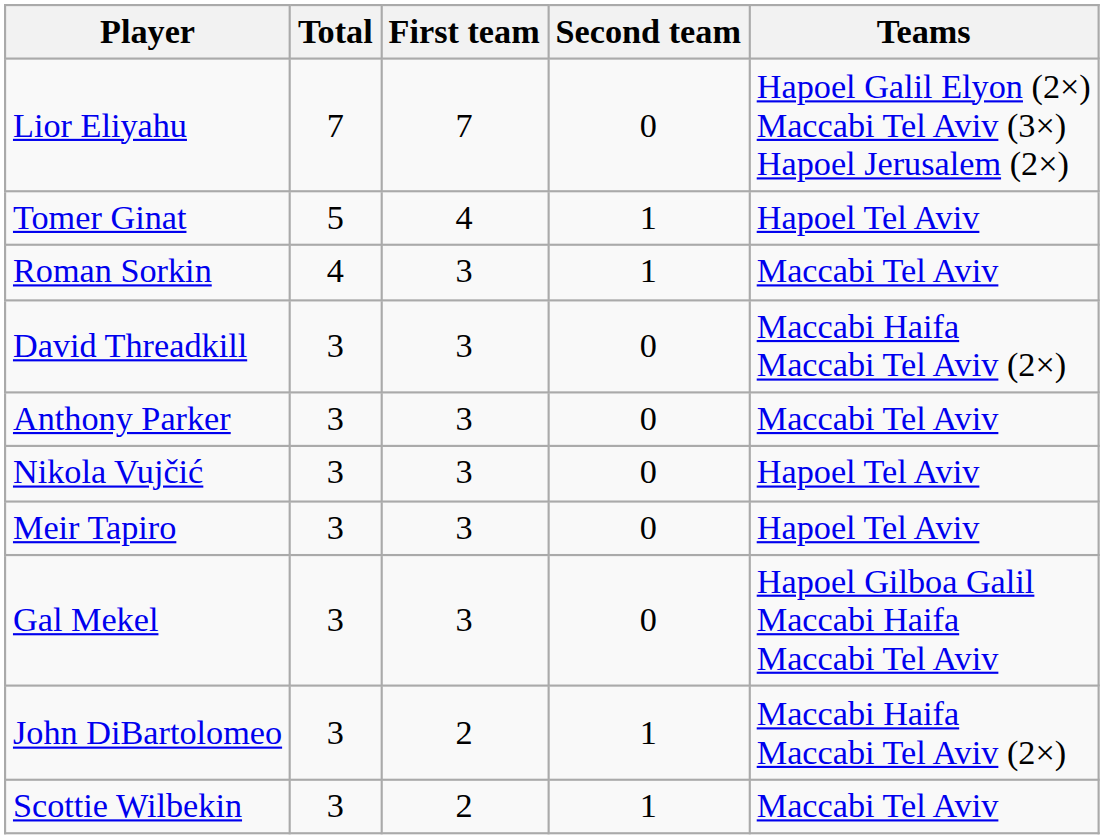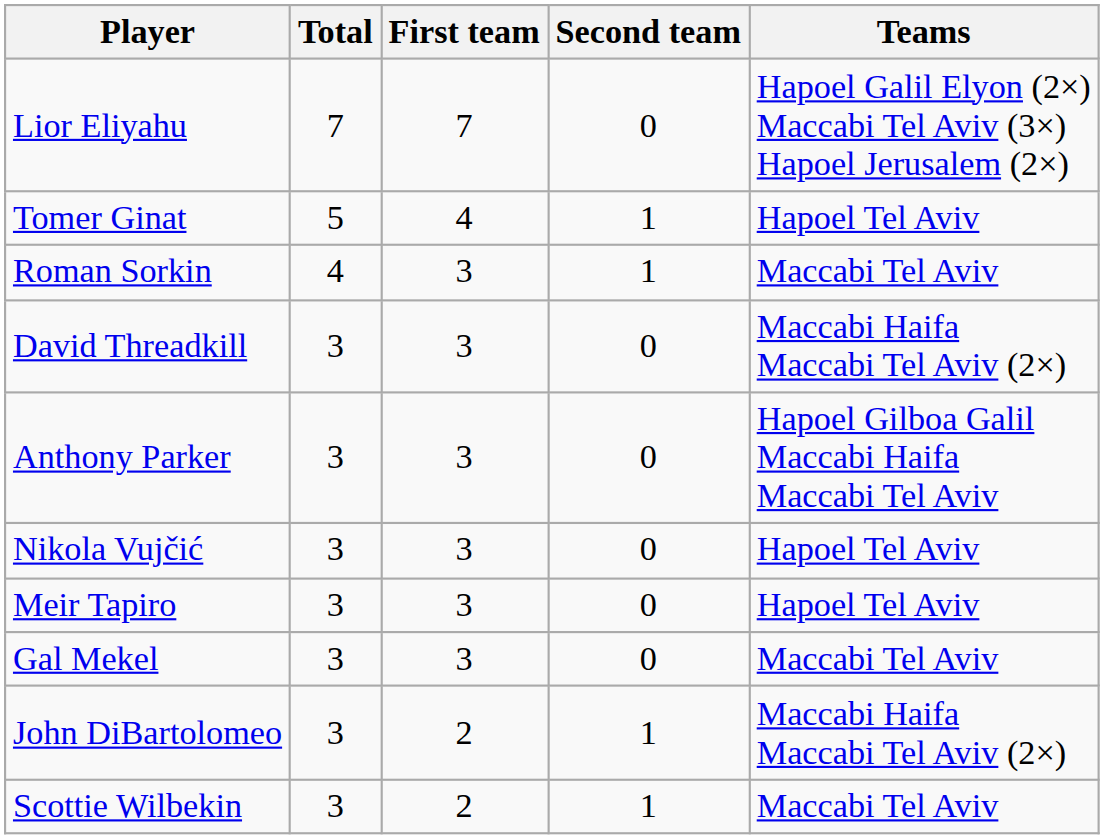(878, 418) Maccabi Tel Aviv -> (896, 457) Hapoel Gilboa Galil Maccabi Haifa Maccabi Tel Aviv
(896, 620) Hapoel Gilboa Galil Maccabi Haifa Maccabi Tel Aviv -> (878, 658) Maccabi Tel Aviv
